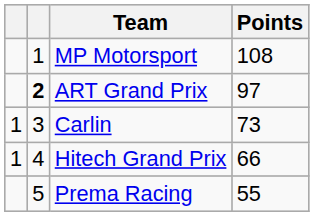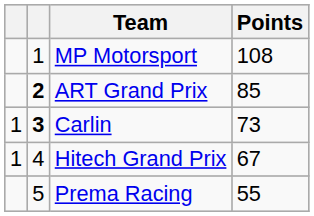(249, 90) 97 -> (249, 90) 85
(38, 124) normal -> (38, 124) bold
(249, 159) 66 -> (249, 159) 67
